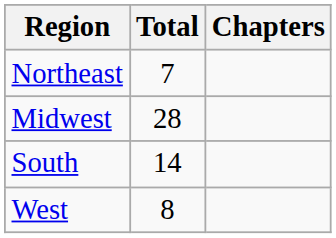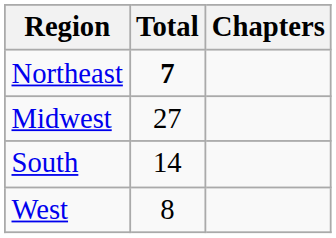(167, 72) normal -> (167, 72) bold
(167, 118) 28 -> (167, 118) 27
